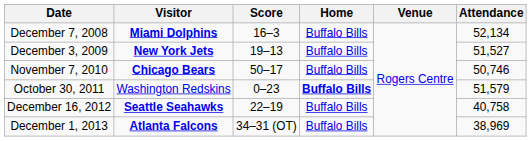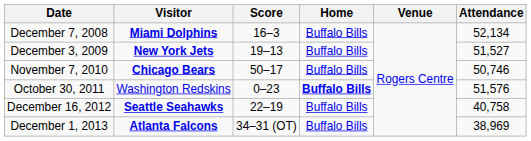(491, 88) 51,579 -> (491, 88) 51,576
